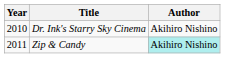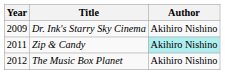(17, 28) 2010 -> (17, 28) 2009
+ row: (77, 61)
